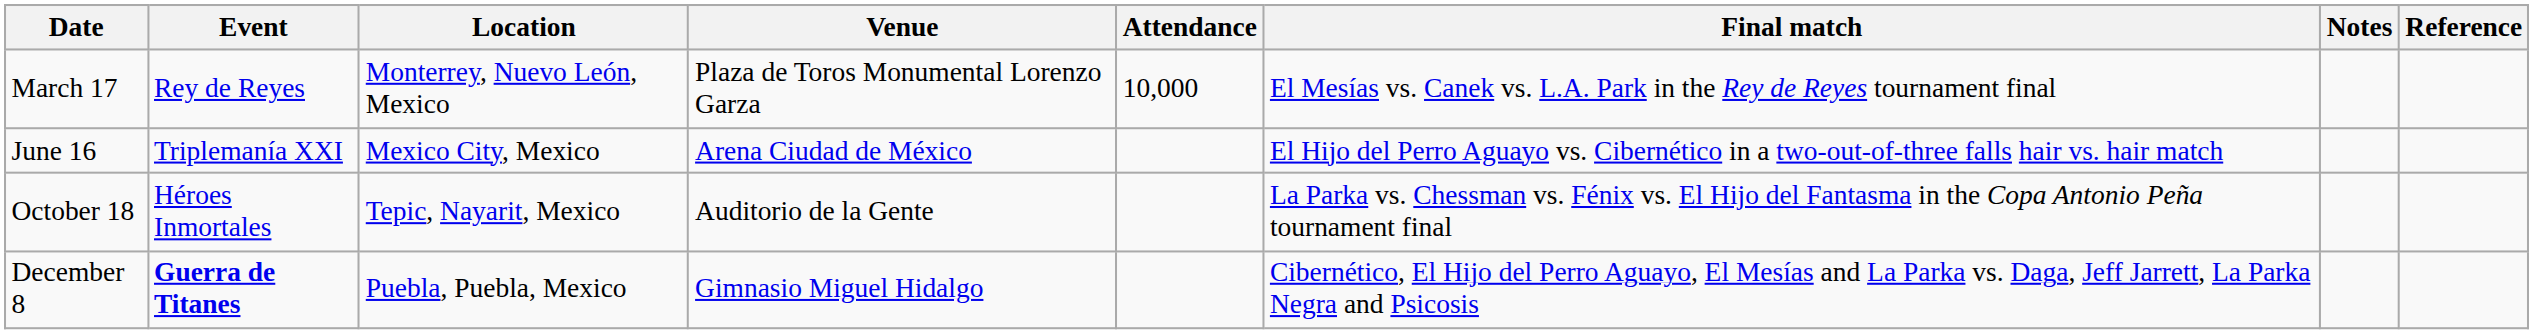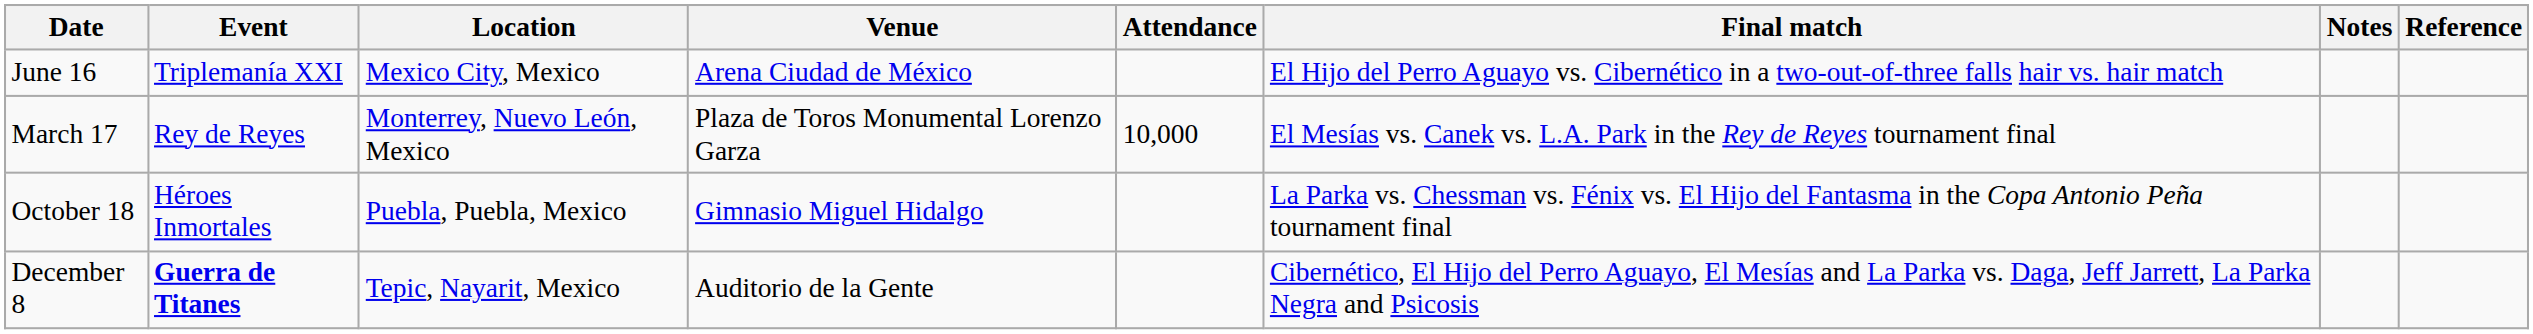rows swapped: (65, 88) <-> (54, 149)
(493, 211) Tepic, Nayarit, Mexico -> (496, 211) Puebla, Puebla, Mexico
(814, 211) Auditorio de la Gente -> (839, 211) Gimnasio Miguel Hidalgo
(496, 288) Puebla, Puebla, Mexico -> (493, 288) Tepic, Nayarit, Mexico
(839, 288) Gimnasio Miguel Hidalgo -> (814, 288) Auditorio de la Gente
